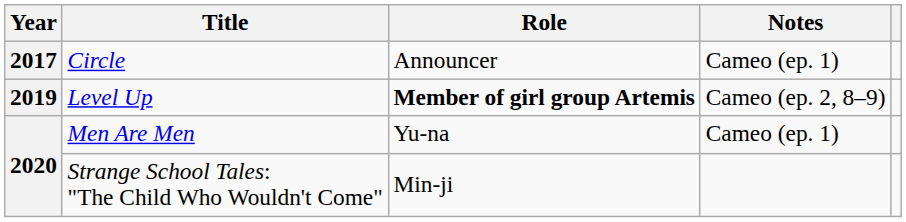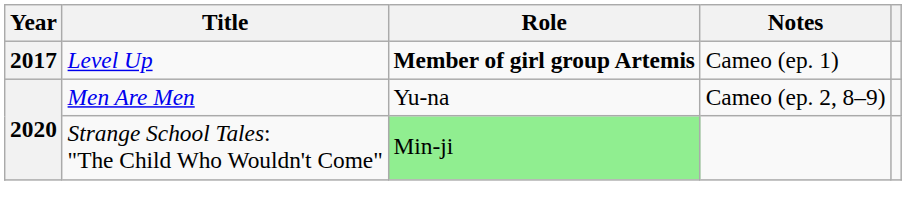- row: (96, 60)
(33, 97) 2019 -> (33, 60) 2017
(796, 97) Cameo (ep. 2, 8–9) -> (772, 60) Cameo (ep. 1)
(772, 134) Cameo (ep. 1) -> (796, 97) Cameo (ep. 2, 8–9)
(423, 184) no background -> (423, 147) lightgreen background
